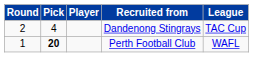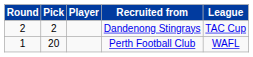(54, 29) 4 -> (54, 29) 2
(54, 45) bold -> (54, 45) normal
